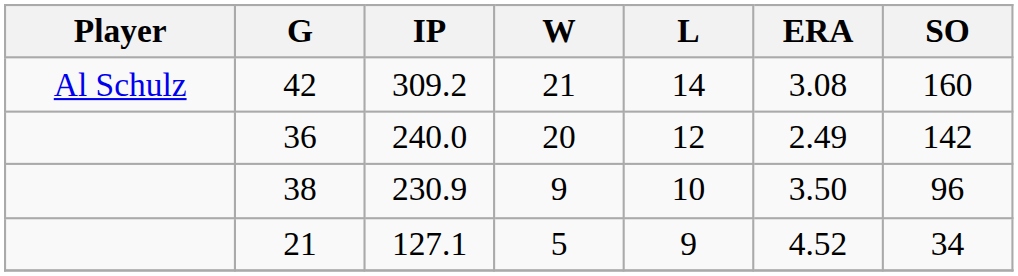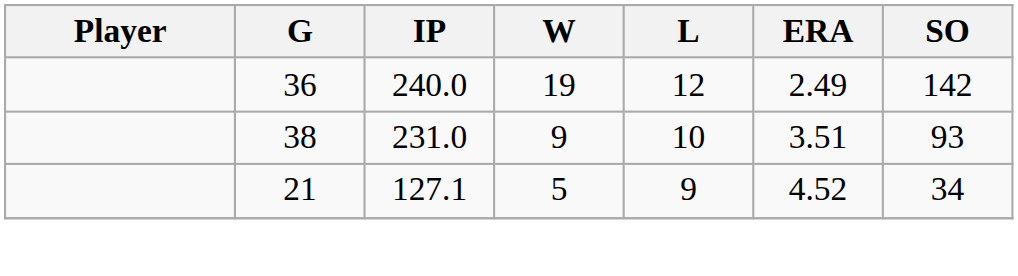- row: (300, 84)
(559, 137) 20 -> (559, 84) 19
(430, 190) 230.9 -> (430, 137) 231.0
(818, 190) 3.50 -> (818, 137) 3.51
(948, 190) 96 -> (948, 137) 93
